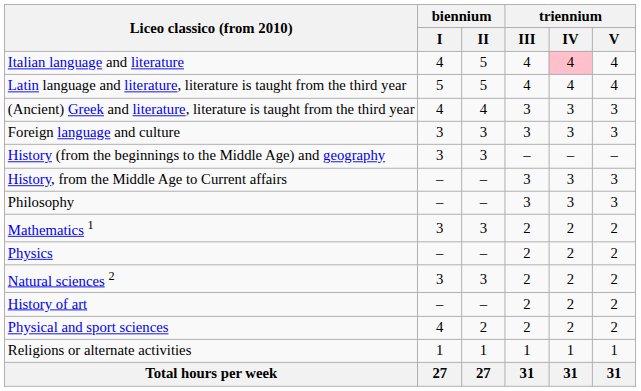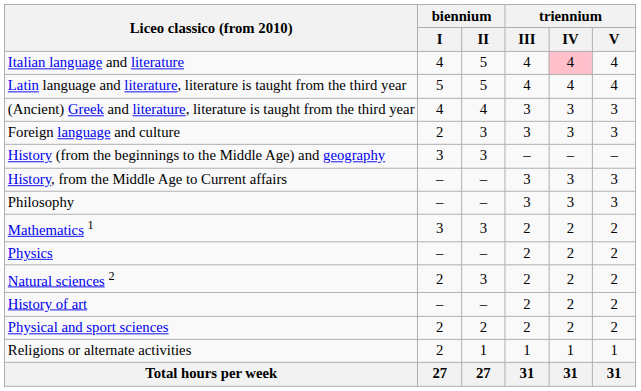(440, 132) 3 -> (440, 132) 2
(440, 278) 3 -> (440, 278) 2
(440, 327) 4 -> (440, 327) 2
(440, 350) 1 -> (440, 350) 2
